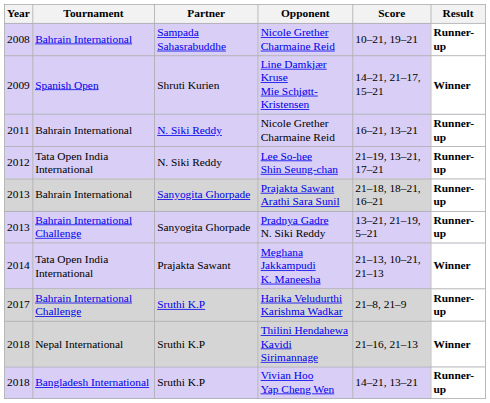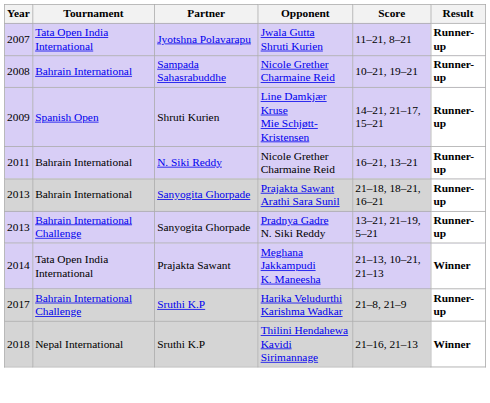+ row: (18, 39)
(452, 85) Winner -> (454, 117) Runner-up
- row: (18, 163)
- row: (18, 383)
